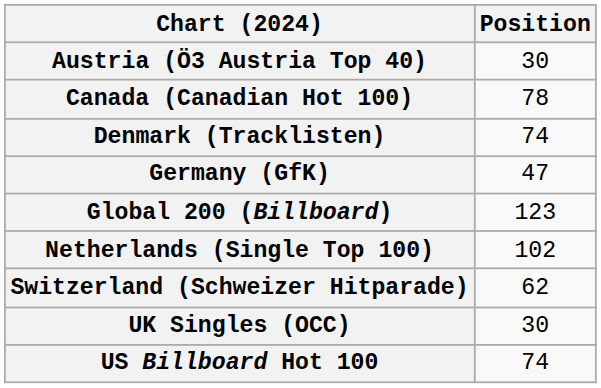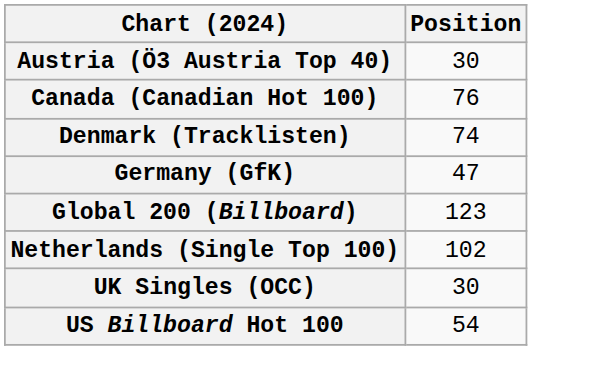(535, 99) 78 -> (466, 99) 76
- row: (240, 288)
(535, 363) 74 -> (466, 325) 54
